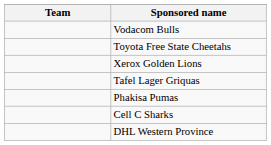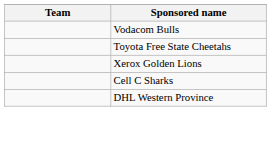- row: (157, 81)
- row: (146, 98)
